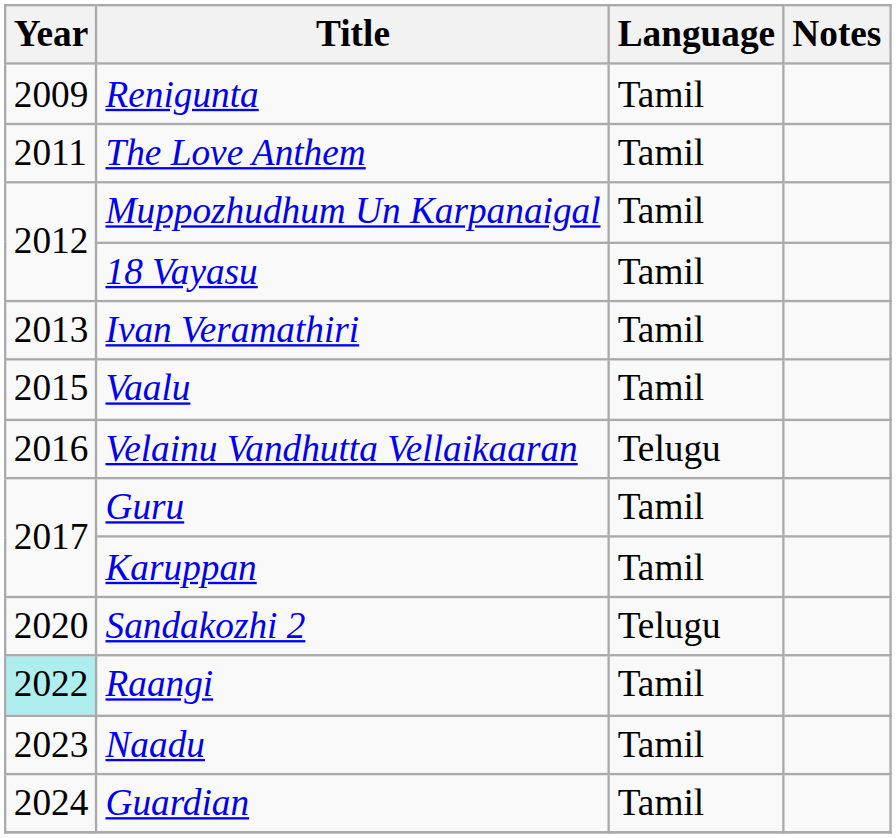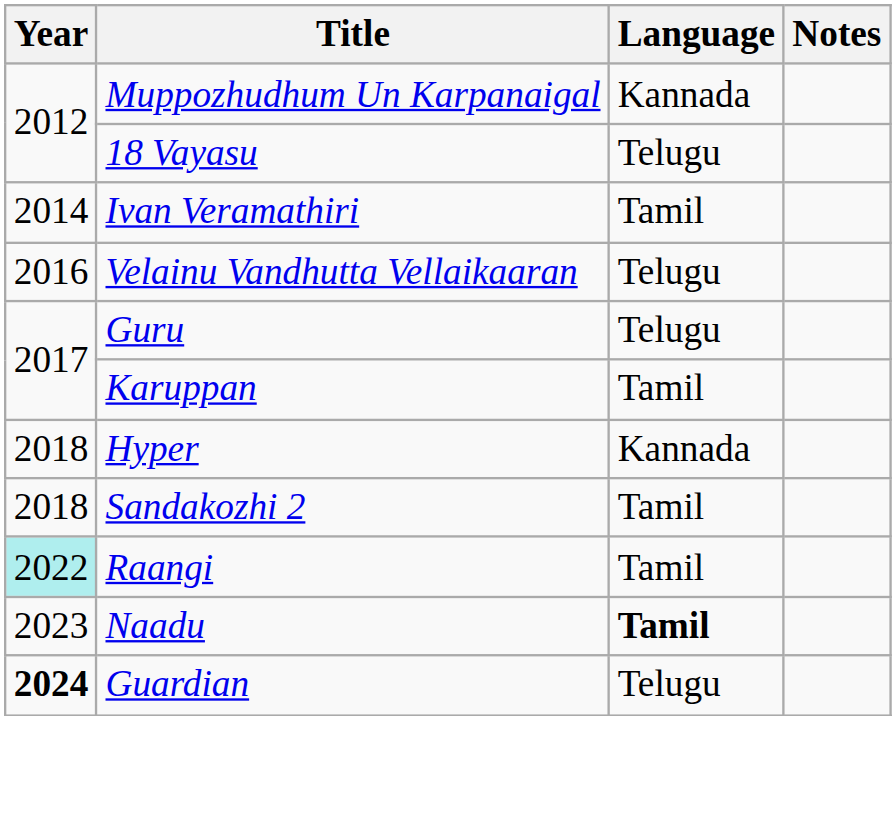- row: (182, 93)
- row: (236, 152)
(661, 211) Tamil -> (684, 93) Kannada
(661, 270) Tamil -> (669, 152) Telugu
(51, 329) 2013 -> (51, 211) 2014
- row: (148, 388)
(661, 507) Tamil -> (669, 329) Telugu
+ row: (152, 447)
(51, 625) 2020 -> (51, 507) 2018
(669, 625) Telugu -> (661, 507) Tamil
(661, 743) normal -> (664, 625) bold
(51, 802) normal -> (51, 684) bold
(661, 802) Tamil -> (669, 684) Telugu
